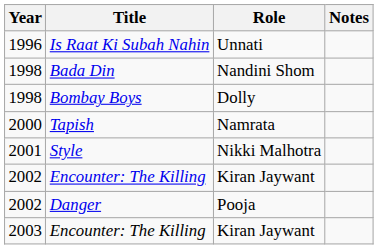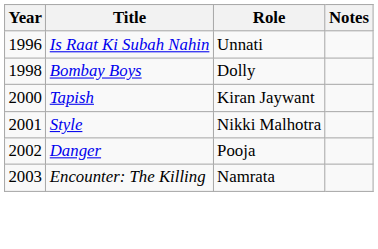- row: (25, 71)
(246, 124) Namrata -> (266, 97) Kiran Jaywant
- row: (25, 177)
(266, 230) Kiran Jaywant -> (246, 177) Namrata
